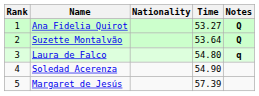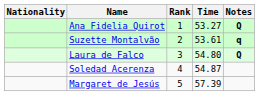columns swapped: (17, 12) <-> (161, 12)
(208, 40) 53.64 -> (208, 40) 53.61
(239, 40) Q -> (239, 40) q
(239, 55) q -> (239, 55) Q
(208, 69) 54.90 -> (208, 69) 54.87
